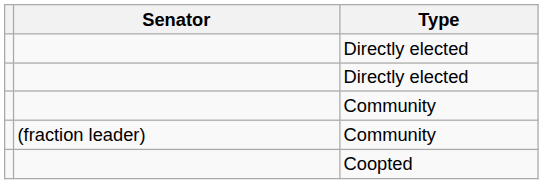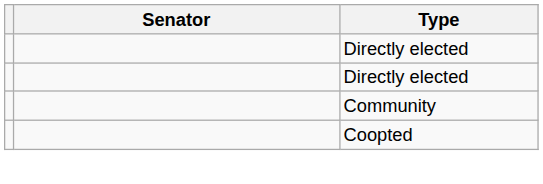- row: (81, 135)
